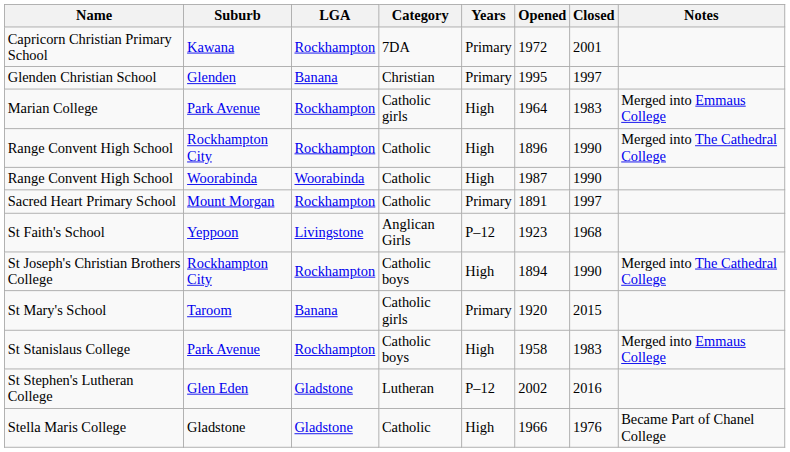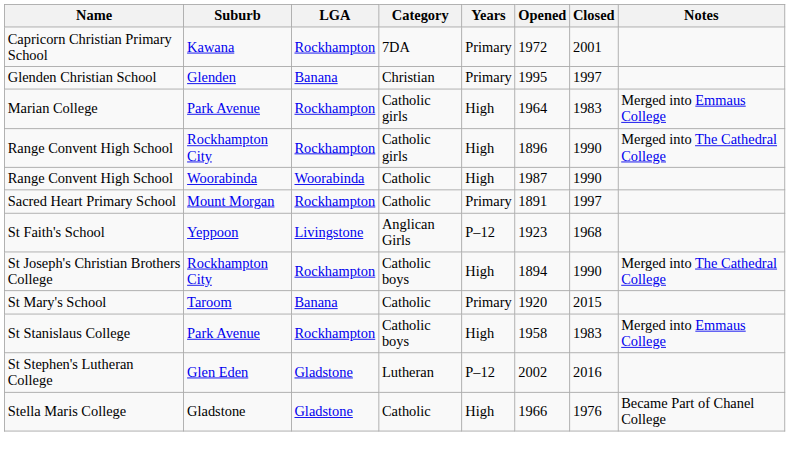(406, 147) Catholic -> (406, 147) Catholic girls
(406, 310) Catholic girls -> (406, 302) Catholic
